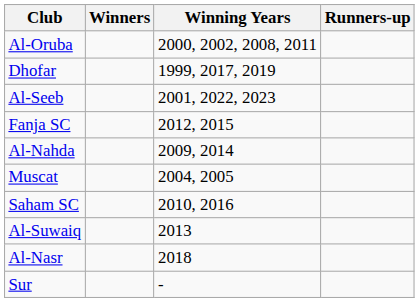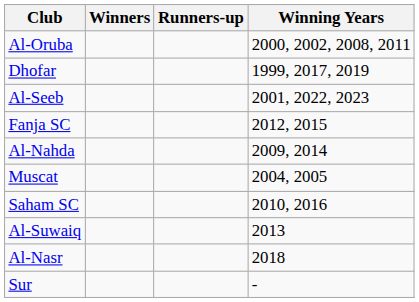columns swapped: (368, 17) <-> (237, 17)
